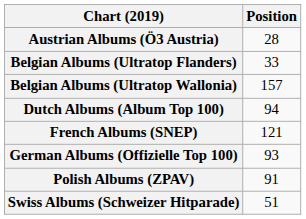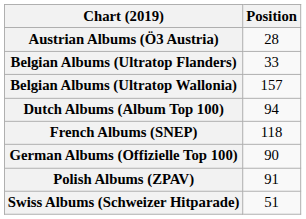(272, 132) 121 -> (272, 132) 118
(272, 156) 93 -> (272, 156) 90
